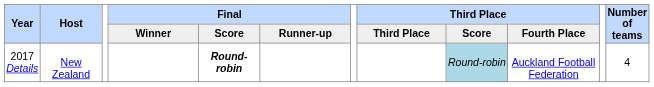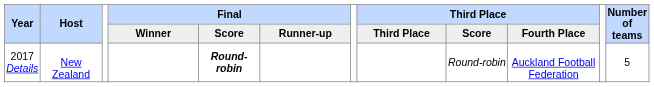(477, 62) lightblue background -> (477, 62) no background
(627, 62) 4 -> (627, 62) 5
